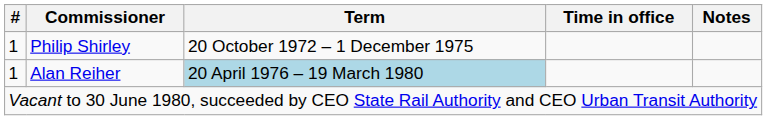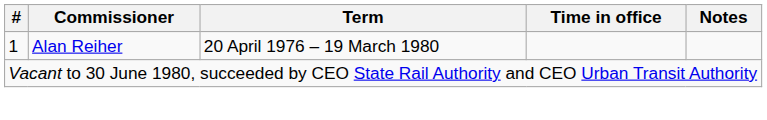- row: (80, 45)
(306, 73) lightblue background -> (322, 45) no background
